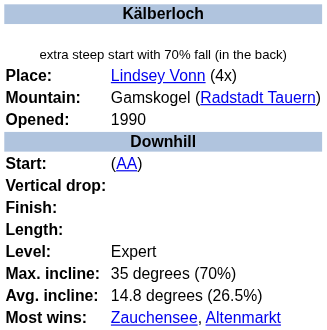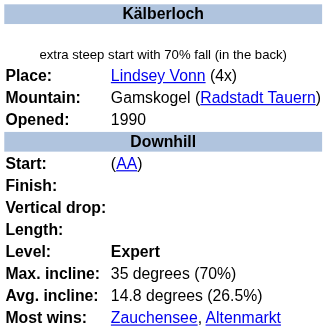rows swapped: (31, 208) <-> (56, 186)
(134, 252) normal -> (135, 252) bold
